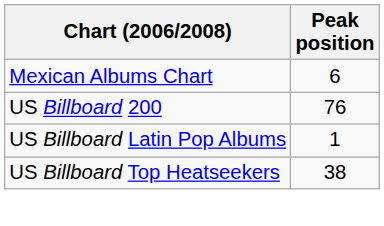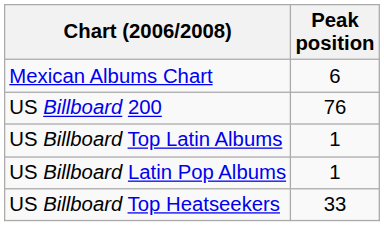+ row: (146, 140)
(335, 172) 38 -> (335, 204) 33
